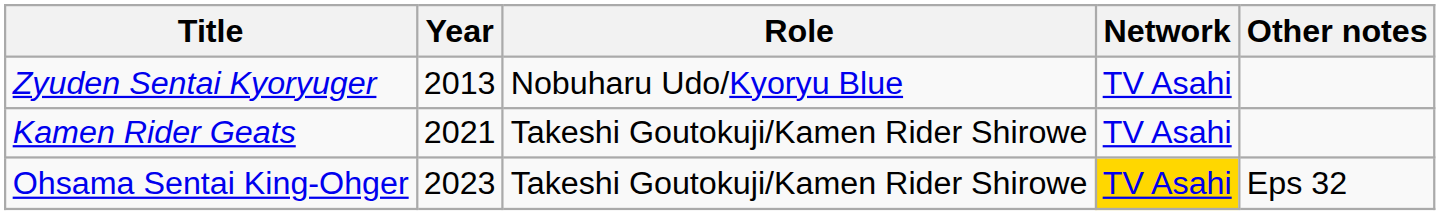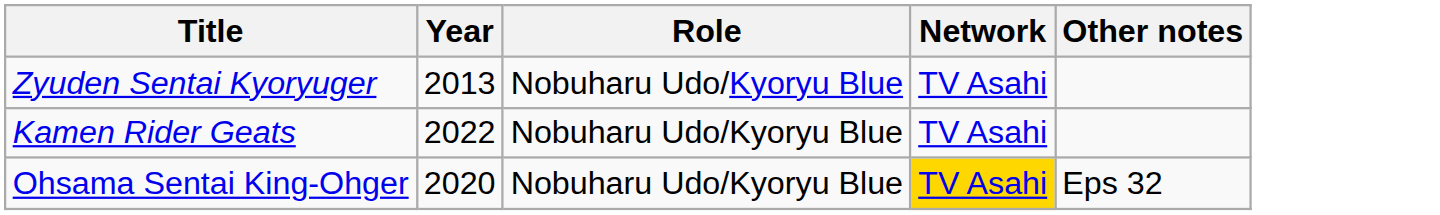(460, 133) 2021 -> (460, 133) 2022
(799, 133) Takeshi Goutokuji/Kamen Rider Shirowe -> (707, 133) Nobuharu Udo/Kyoryu Blue
(460, 184) 2023 -> (460, 184) 2020
(799, 184) Takeshi Goutokuji/Kamen Rider Shirowe -> (707, 184) Nobuharu Udo/Kyoryu Blue
